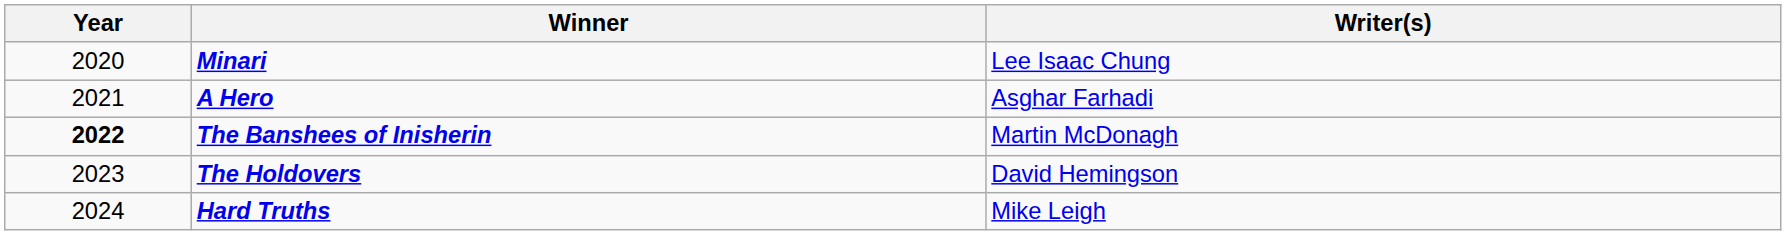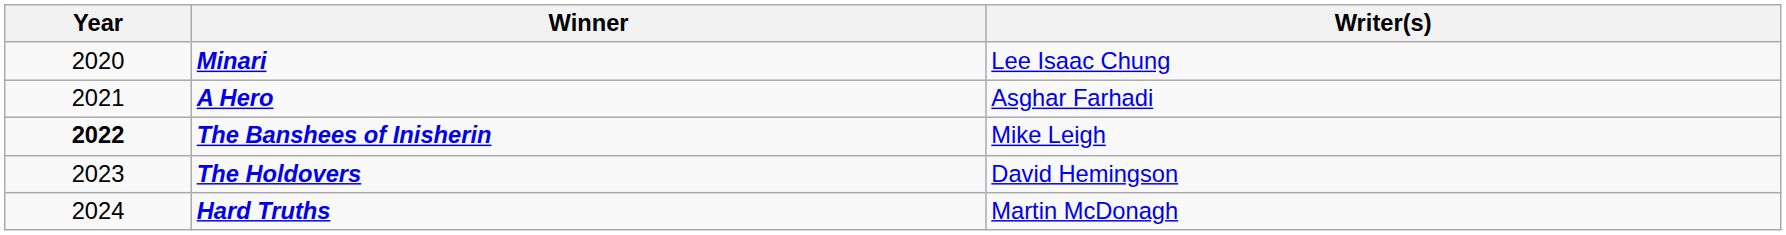(1085, 135) Martin McDonagh -> (1049, 135) Mike Leigh
(1049, 211) Mike Leigh -> (1085, 211) Martin McDonagh
